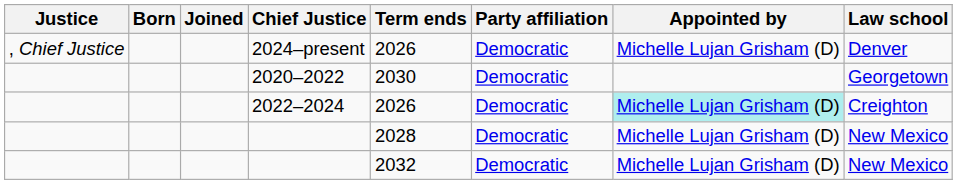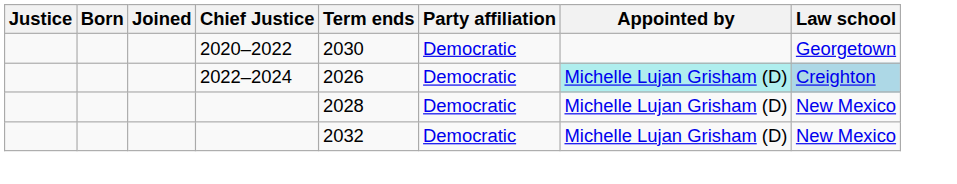- row: (67, 48)
(888, 106) no background -> (836, 77) lightblue background
